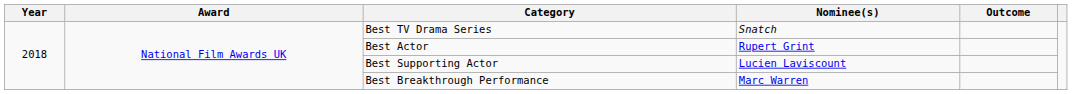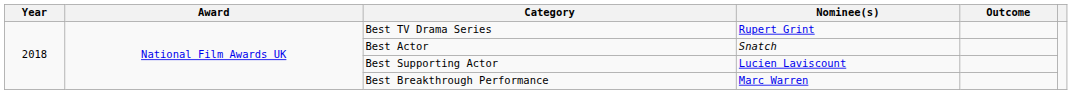(758, 30) Snatch -> (777, 30) Rupert Grint
(777, 47) Rupert Grint -> (758, 47) Snatch
